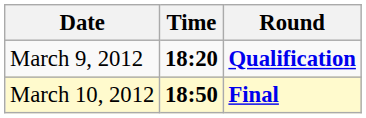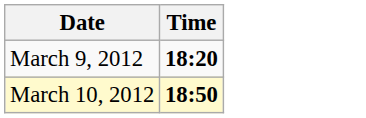- column: (292, 22)
